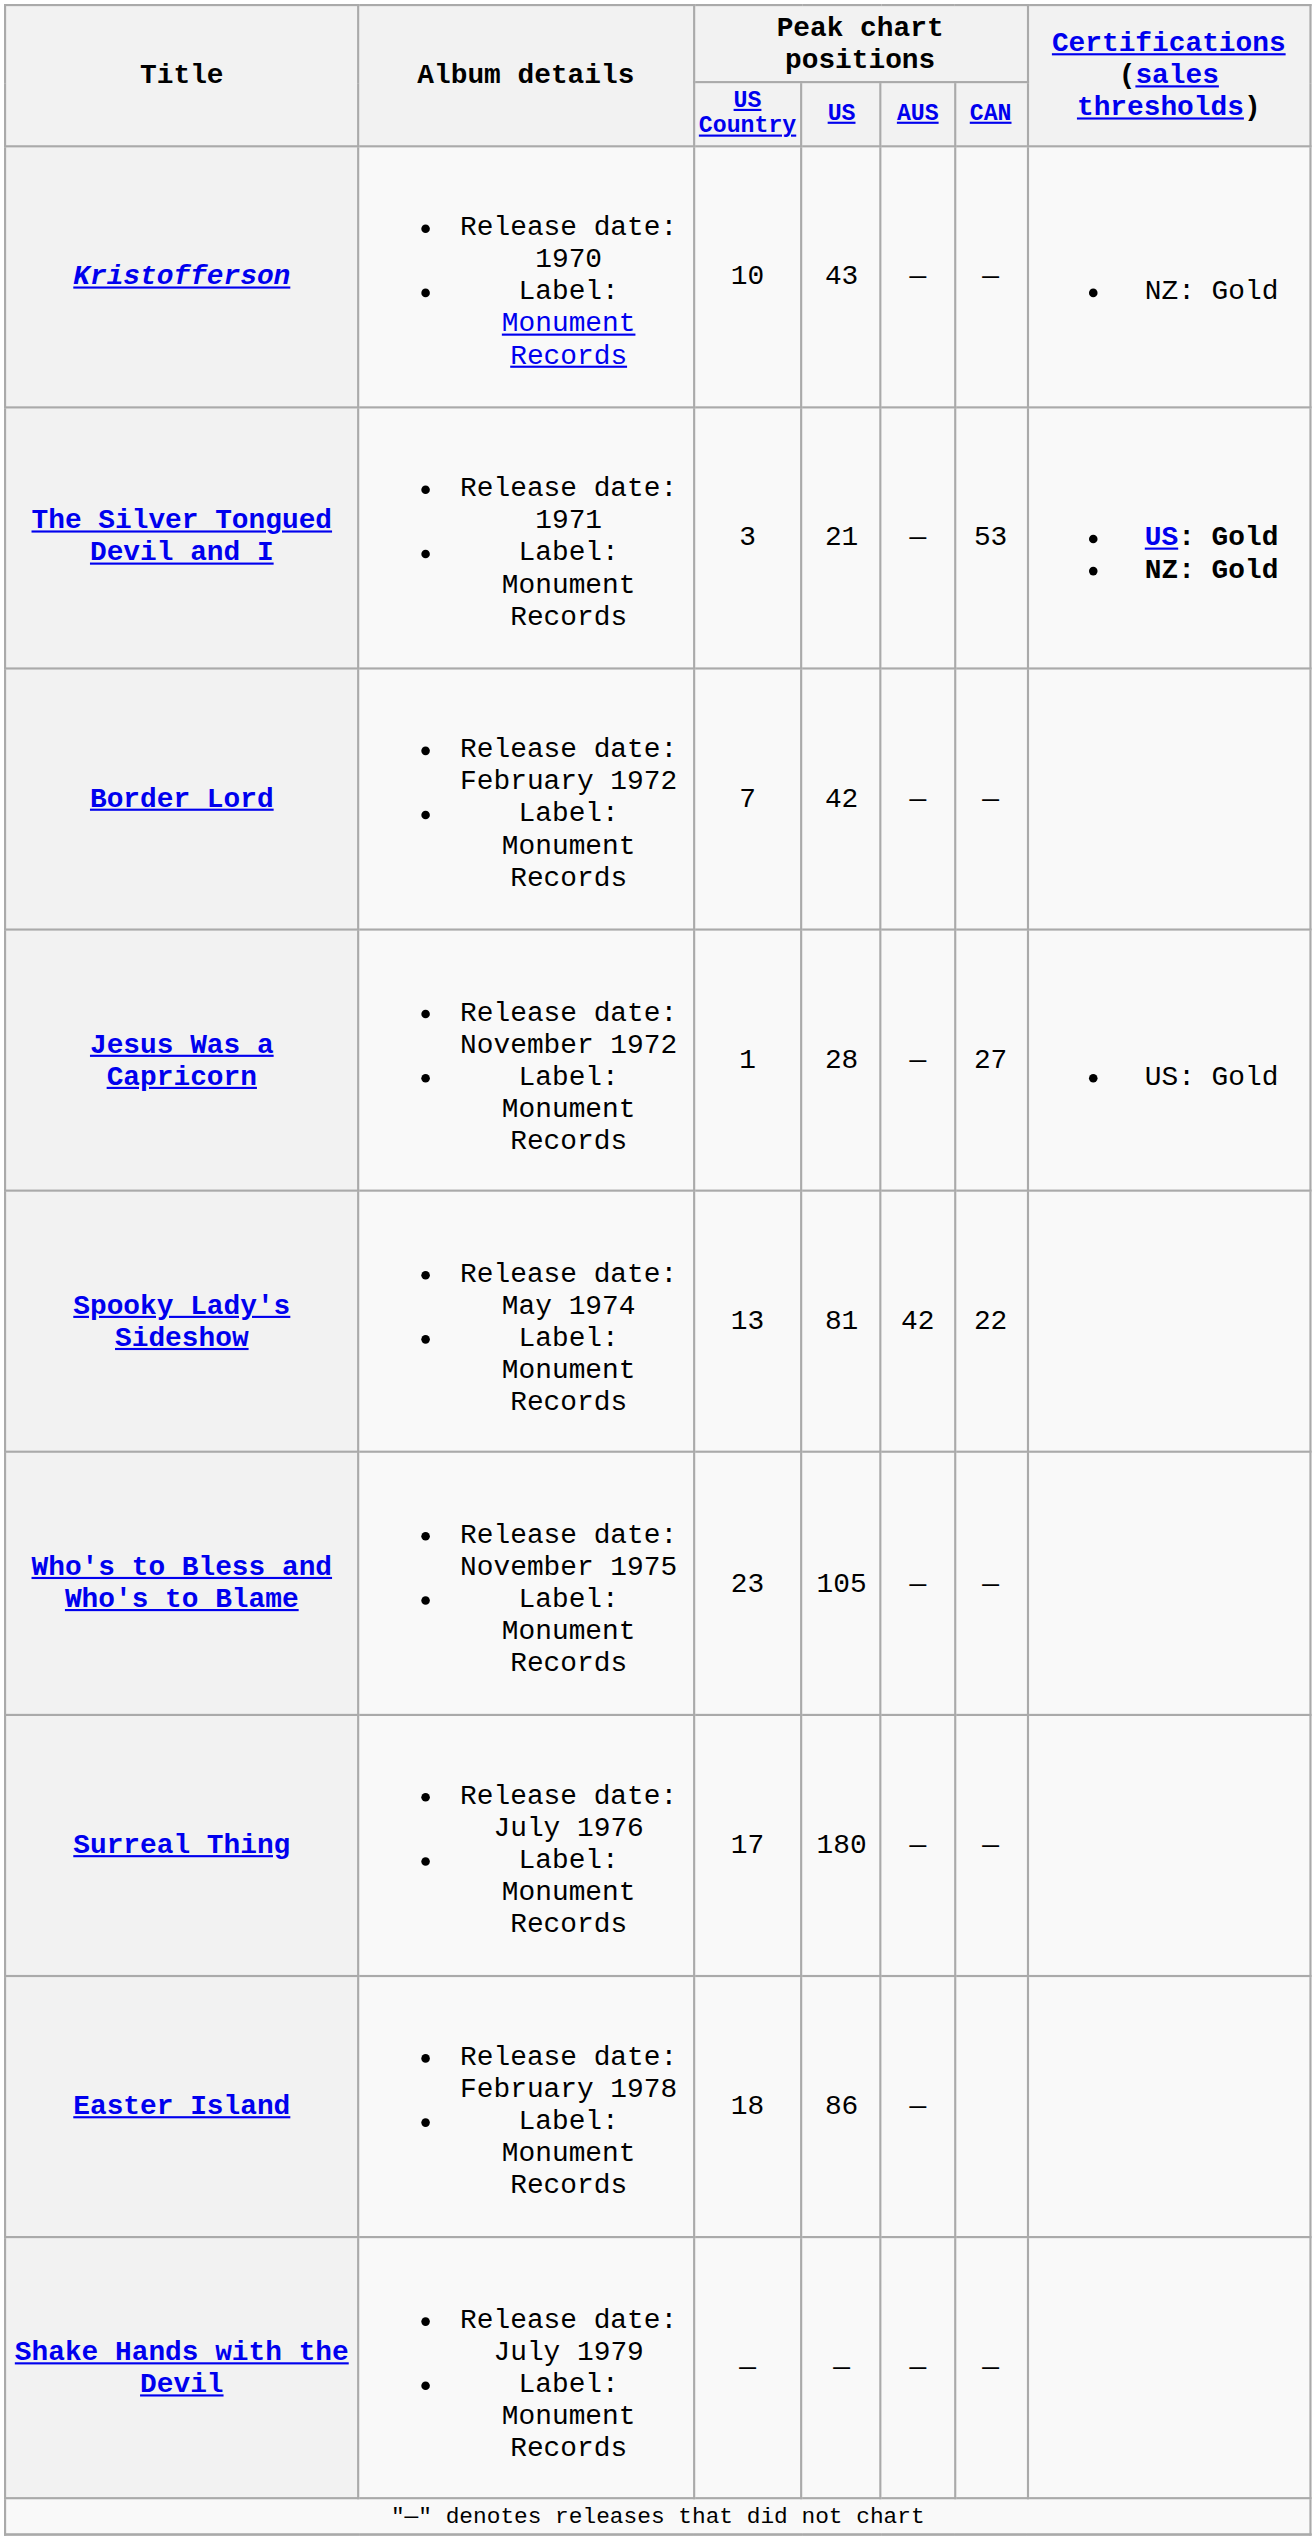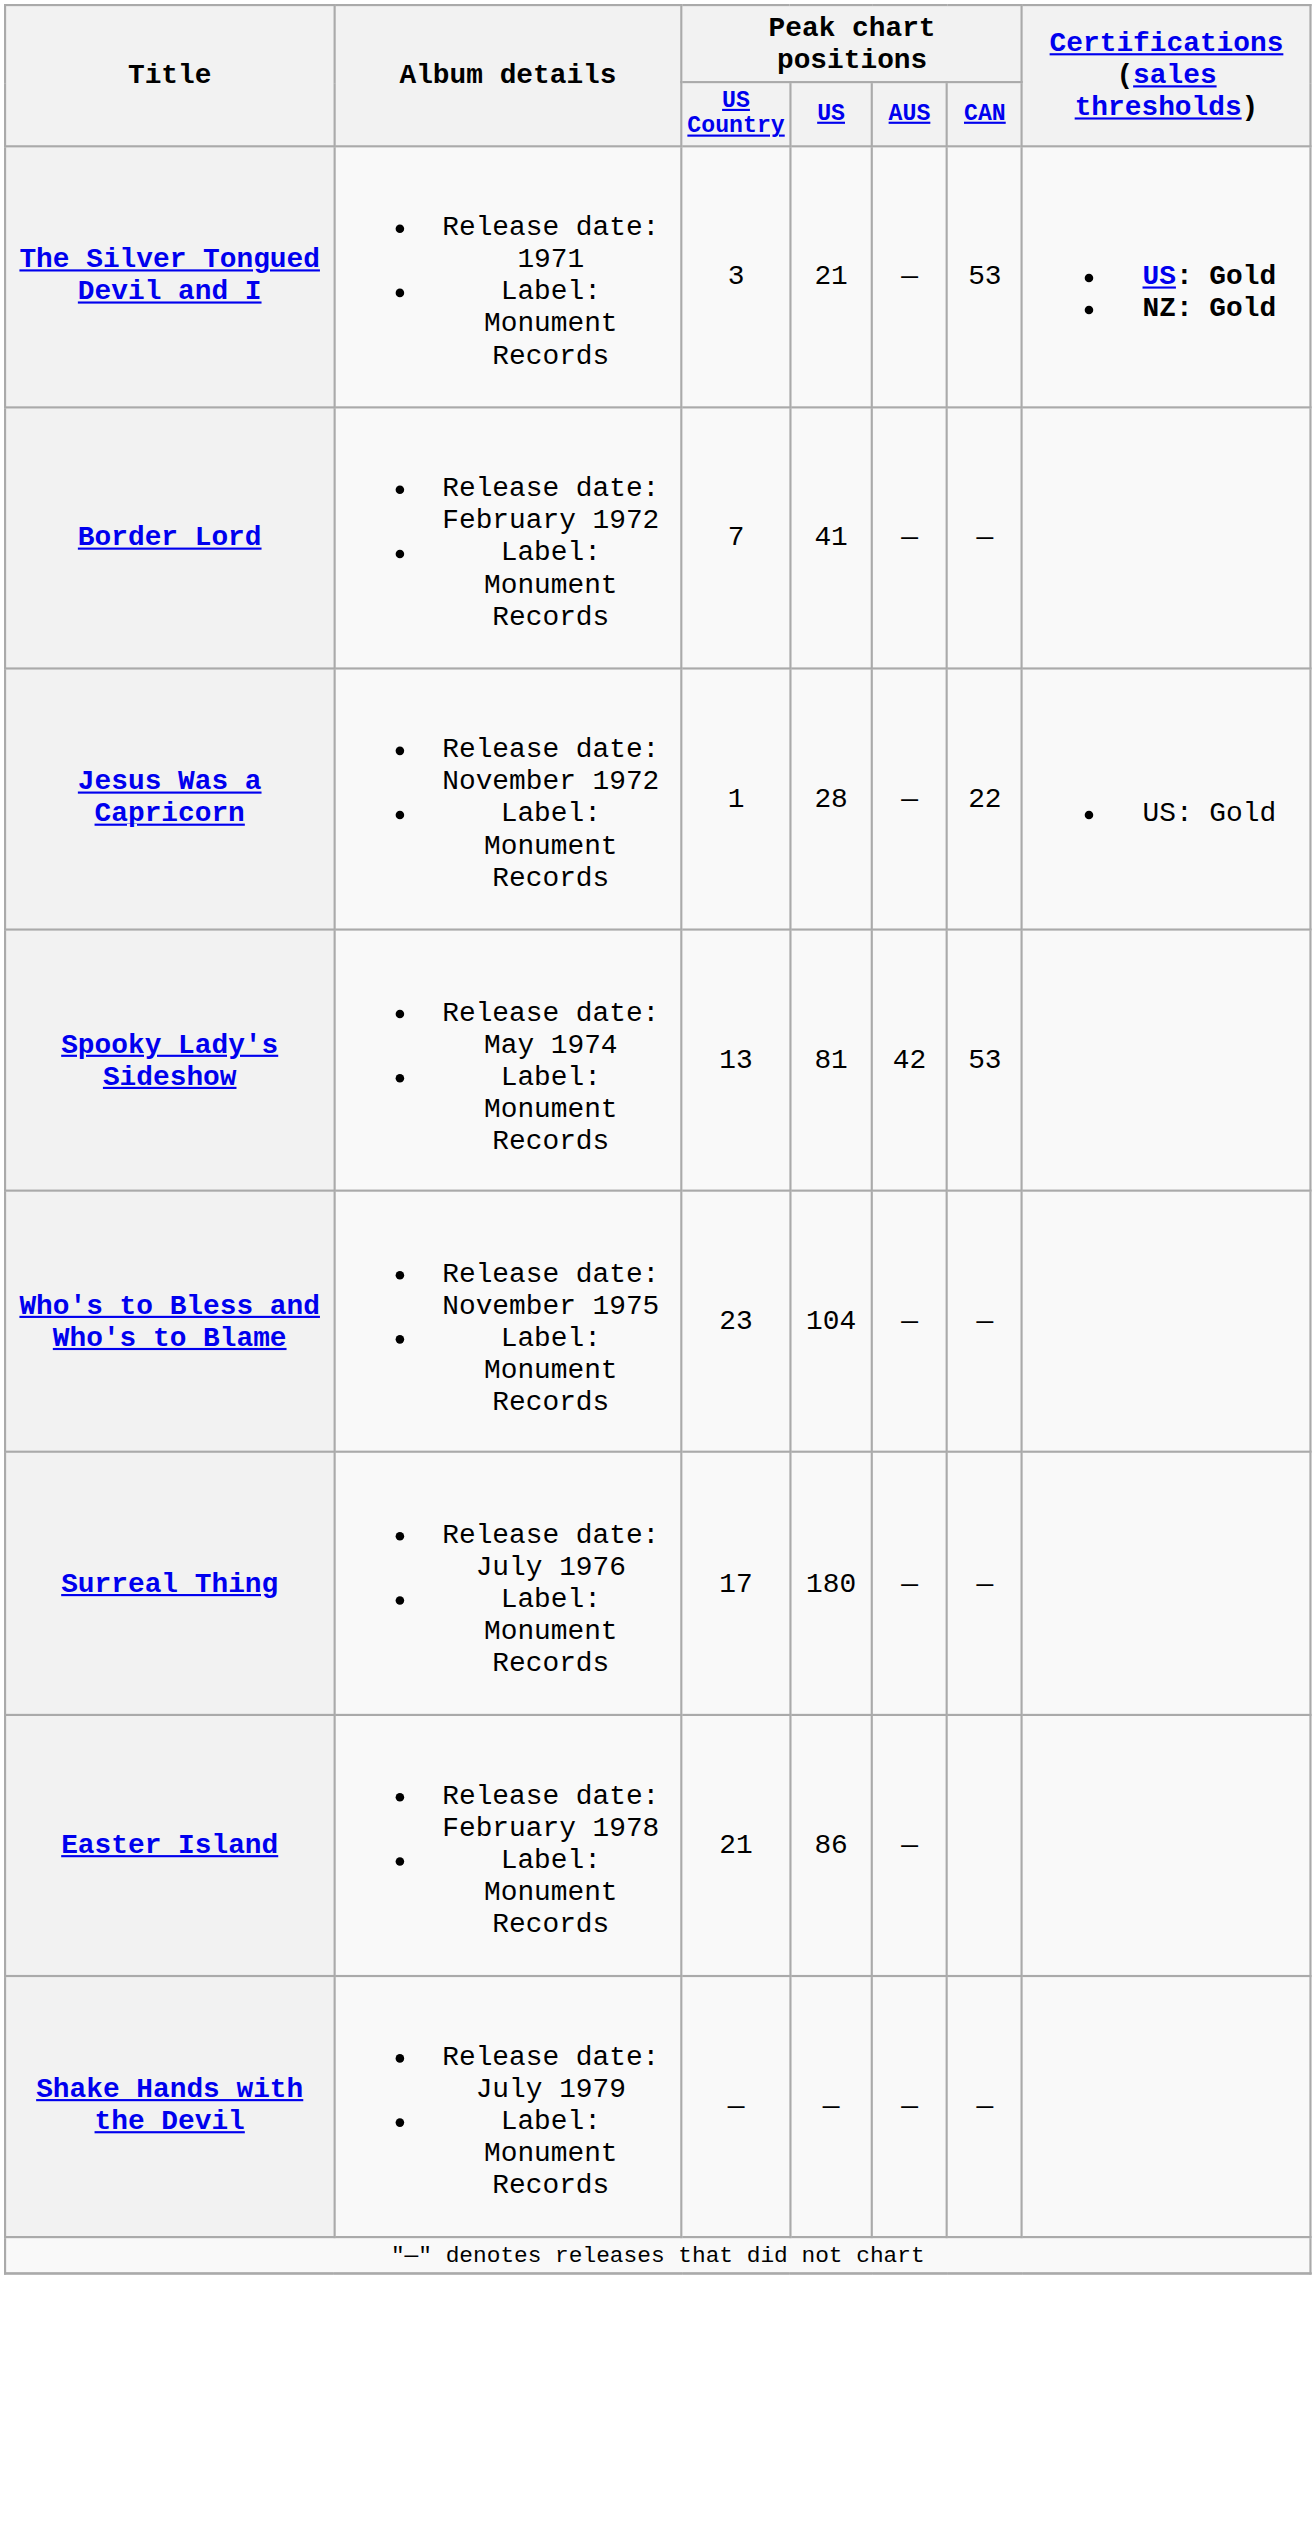- row: (182, 276)
(842, 799) 42 -> (831, 537) 41
(991, 1060) 27 -> (985, 799) 22
(991, 1322) 22 -> (985, 1060) 53
(842, 1583) 105 -> (831, 1322) 104
(748, 2106) 18 -> (736, 1845) 21
